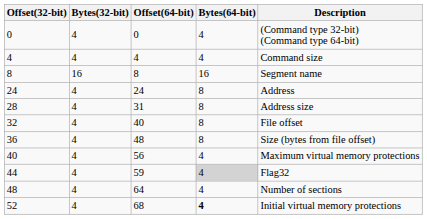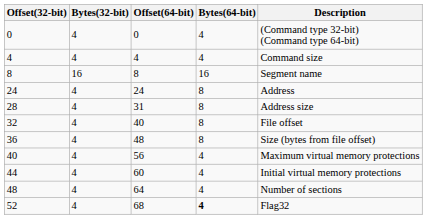(139, 172) 59 -> (139, 172) 60
(201, 172) lightgrey background -> (201, 172) no background
(275, 172) Flag32 -> (331, 172) Initial virtual memory protections
(331, 205) Initial virtual memory protections -> (275, 205) Flag32
